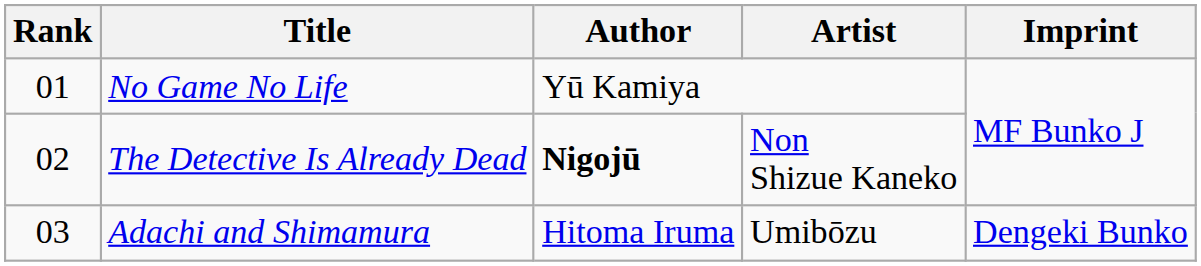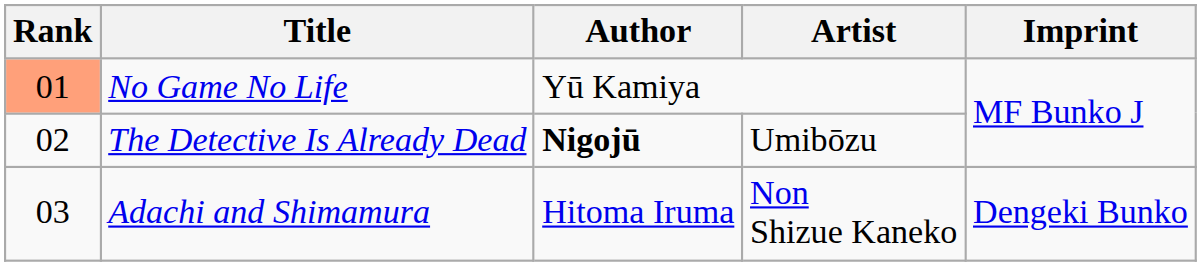(53, 85) no background -> (53, 85) lightsalmon background
(854, 158) Non Shizue Kaneko -> (813, 139) Umibōzu
(813, 232) Umibōzu -> (854, 212) Non Shizue Kaneko
